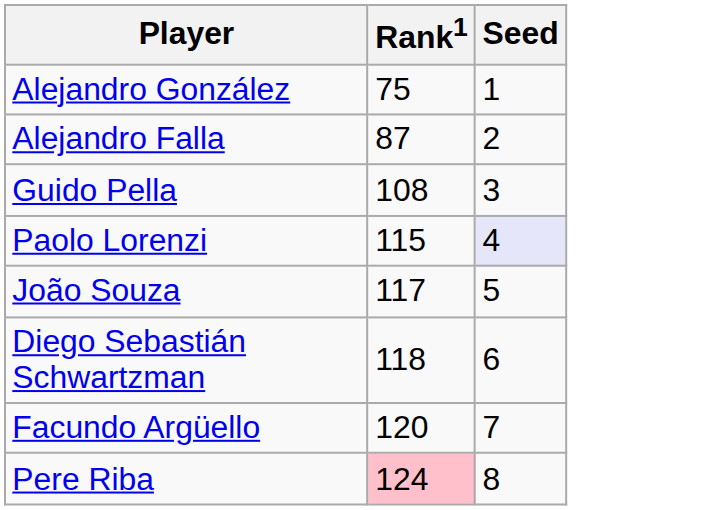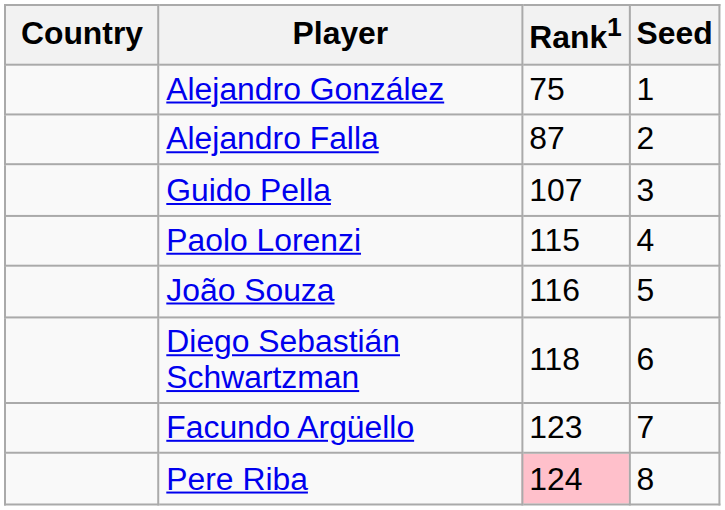+ column: (82, 34)
(402, 189) 108 -> (556, 189) 107
(491, 240) lavender background -> (645, 240) no background
(401, 290) 117 -> (555, 290) 116
(402, 427) 120 -> (556, 427) 123
